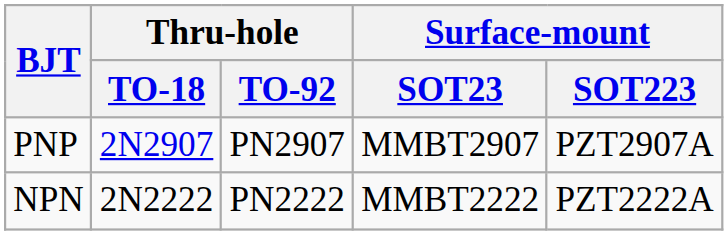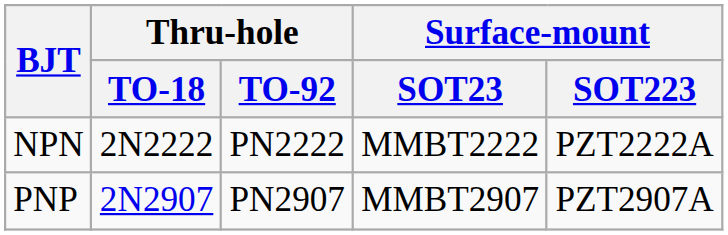rows swapped: (48, 199) <-> (46, 144)
